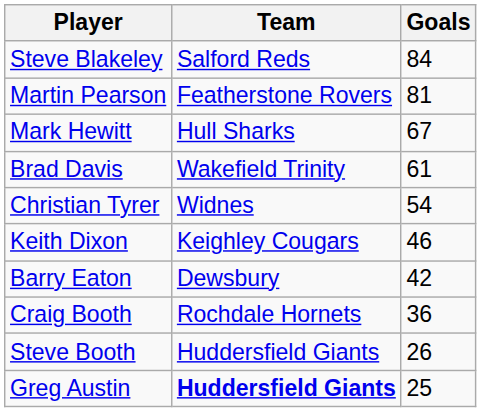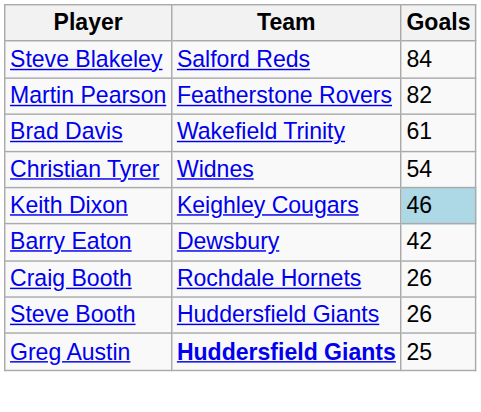(419, 95) 81 -> (419, 95) 82
- row: (71, 132)
(419, 242) no background -> (419, 205) lightblue background
(419, 315) 36 -> (419, 278) 26
